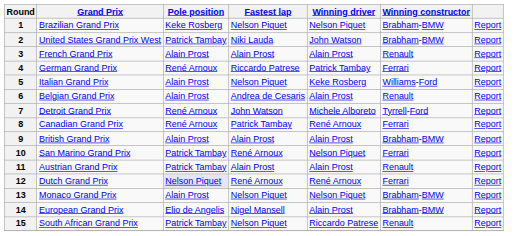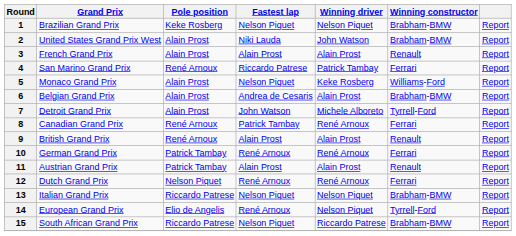(196, 39) Patrick Tambay -> (187, 39) Alain Prost
(78, 68) German Grand Prix -> (85, 68) San Marino Grand Prix
(74, 82) Italian Grand Prix -> (78, 82) Monaco Grand Prix
(398, 96) Renault -> (421, 96) Brabham-BMW
(191, 110) René Arnoux -> (187, 110) Alain Prost
(187, 138) Alain Prost -> (191, 138) René Arnoux
(413, 138) Brabham-BMW -> (406, 138) Renault
(85, 152) San Marino Grand Prix -> (78, 152) German Grand Prix
(337, 152) Nelson Piquet -> (343, 152) René Arnoux
(193, 181) lavender background -> (193, 181) no background
(78, 195) Monaco Grand Prix -> (74, 195) Italian Grand Prix
(187, 195) Alain Prost -> (200, 195) Riccardo Patrese
(258, 209) Nigel Mansell -> (264, 209) René Arnoux
(331, 209) Alain Prost -> (345, 209) Nelson Piquet
(413, 209) Brabham-BMW -> (413, 209) Tyrrell-Ford
(196, 223) Patrick Tambay -> (200, 223) Riccardo Patrese
(398, 223) Renault -> (421, 223) Brabham-BMW
